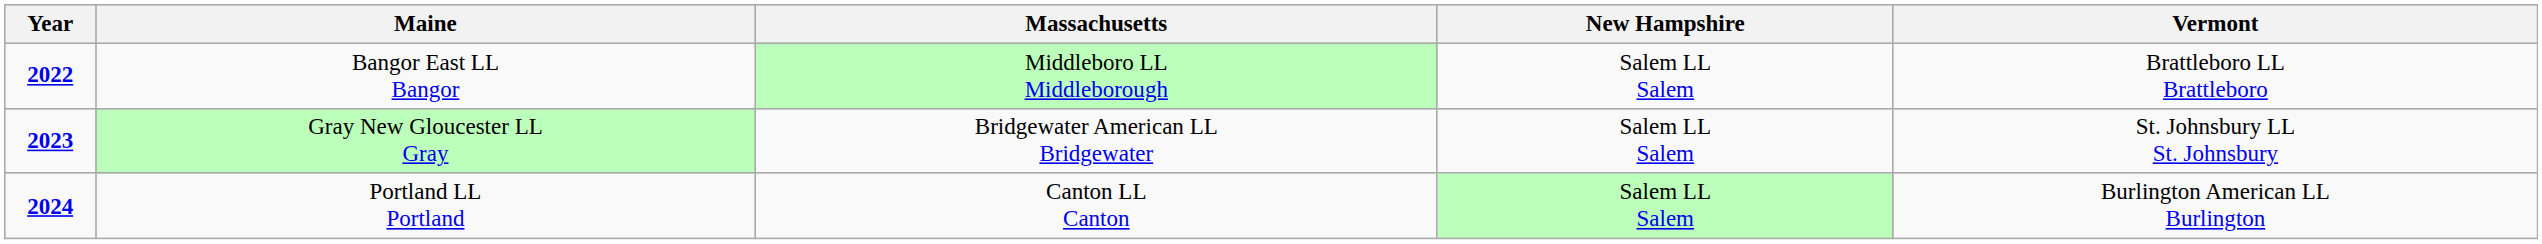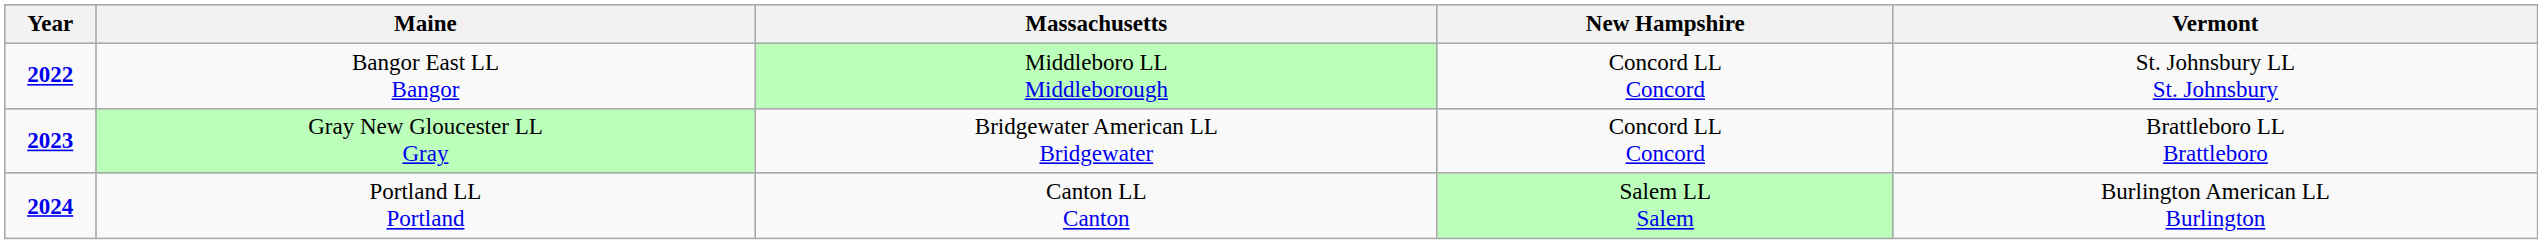(1665, 75) Salem LL Salem -> (1665, 75) Concord LL Concord
(2215, 75) Brattleboro LL Brattleboro -> (2215, 75) St. Johnsbury LL St. Johnsbury
(1665, 140) Salem LL Salem -> (1665, 140) Concord LL Concord
(2215, 140) St. Johnsbury LL St. Johnsbury -> (2215, 140) Brattleboro LL Brattleboro
